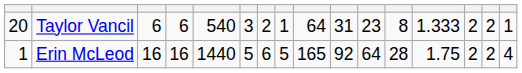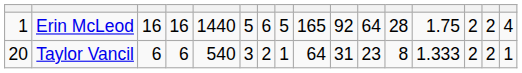rows swapped: (85, 54) <-> (85, 26)
